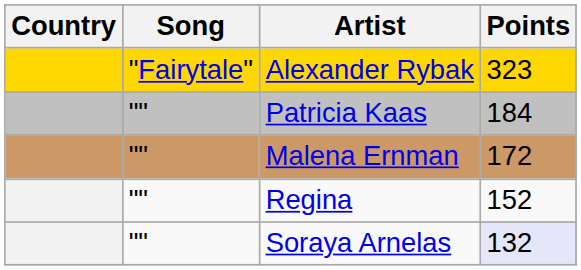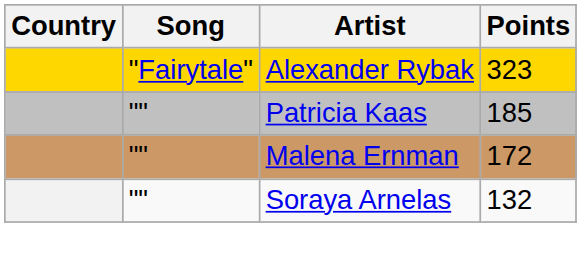(509, 112) 184 -> (509, 112) 185
- row: (309, 199)
(509, 243) lavender background -> (509, 199) no background
